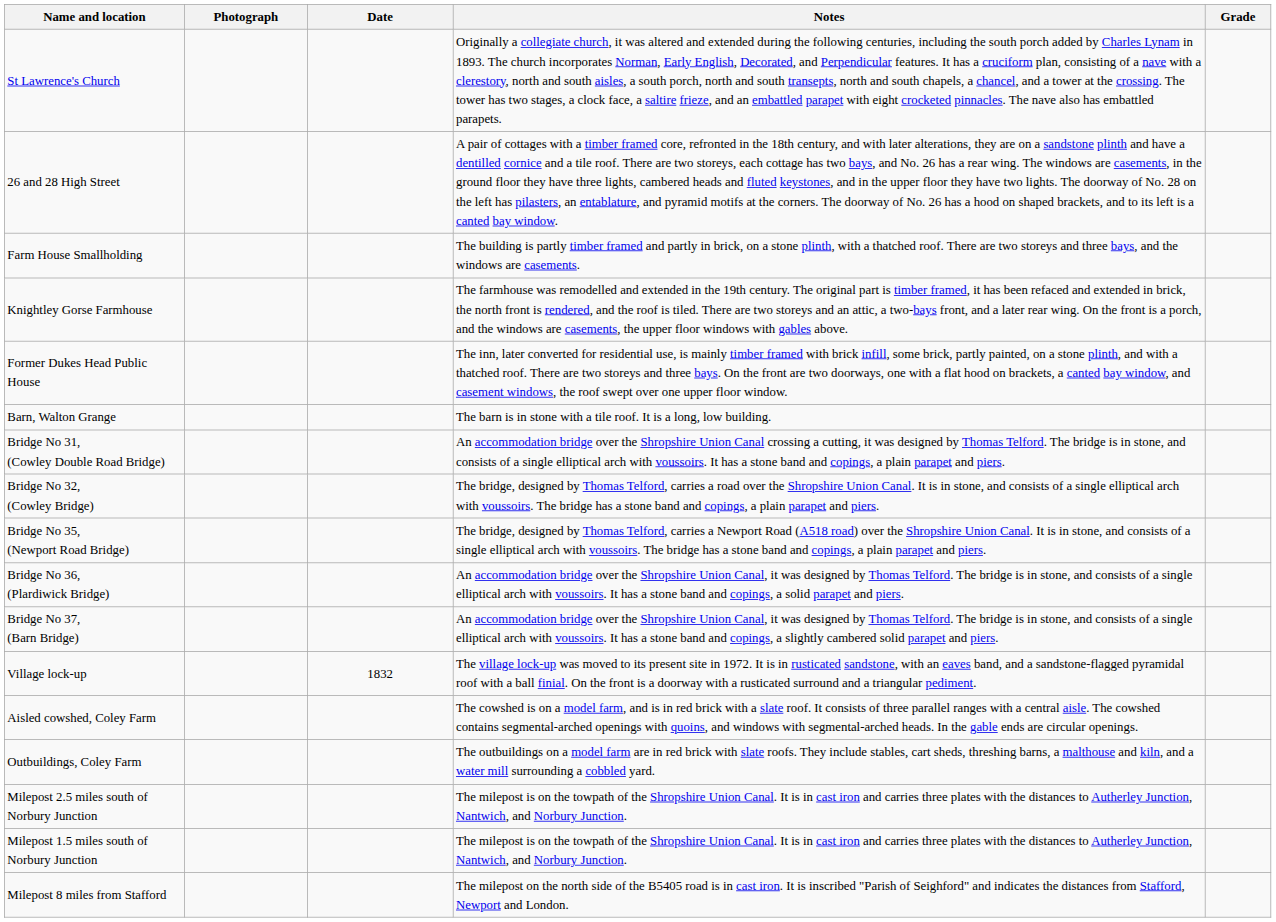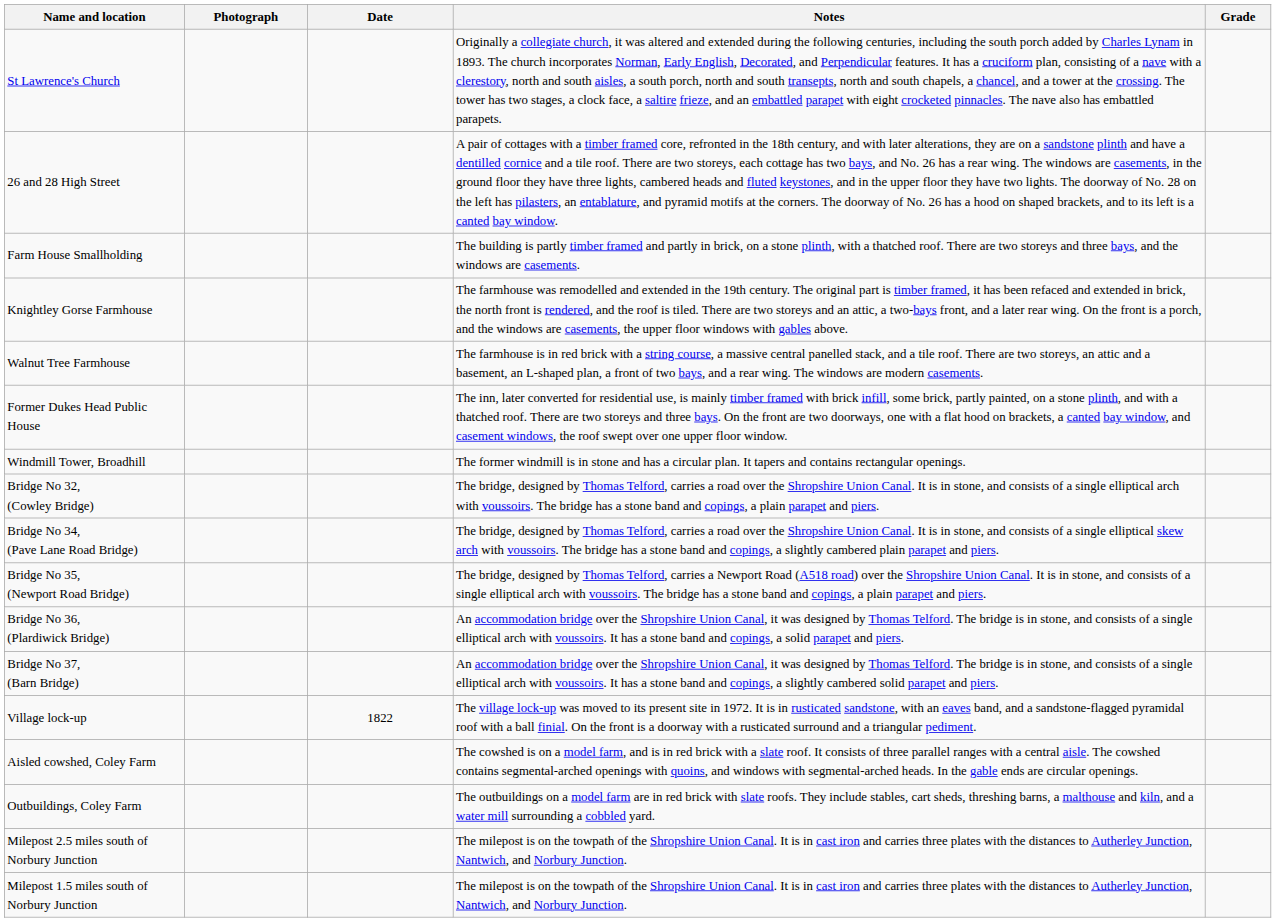+ row: (69, 363)
- row: (62, 417)
+ row: (76, 461)
- row: (86, 451)
+ row: (73, 540)
(380, 673) 1832 -> (380, 717) 1822
- row: (87, 894)
